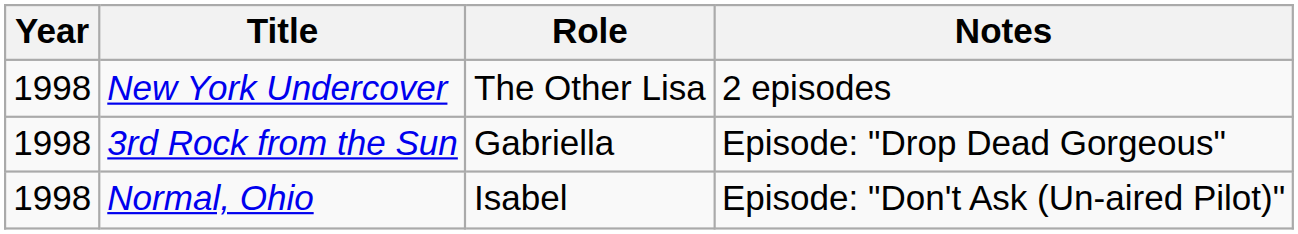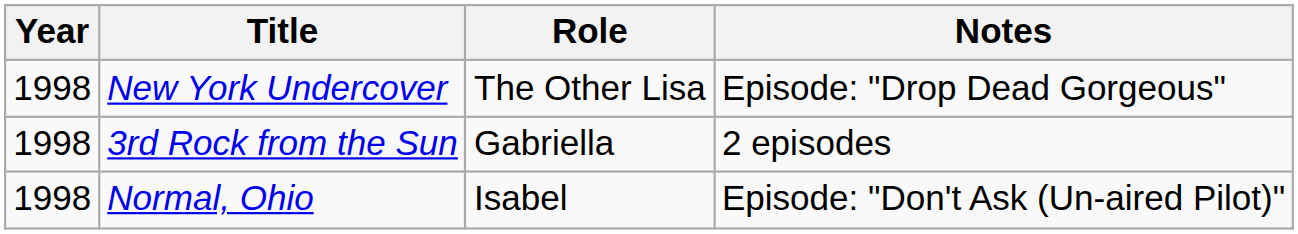(807, 87) 2 episodes -> (974, 87) Episode: "Drop Dead Gorgeous"
(974, 143) Episode: "Drop Dead Gorgeous" -> (807, 143) 2 episodes
